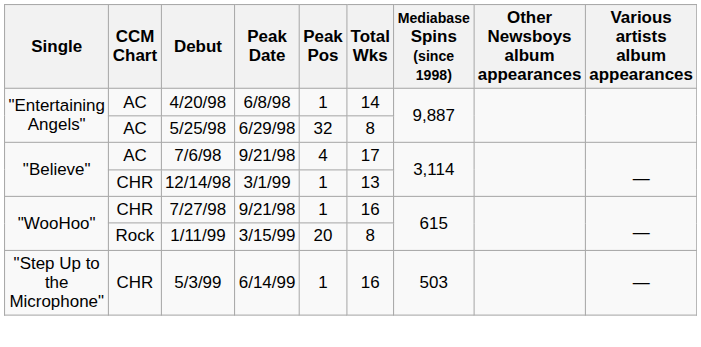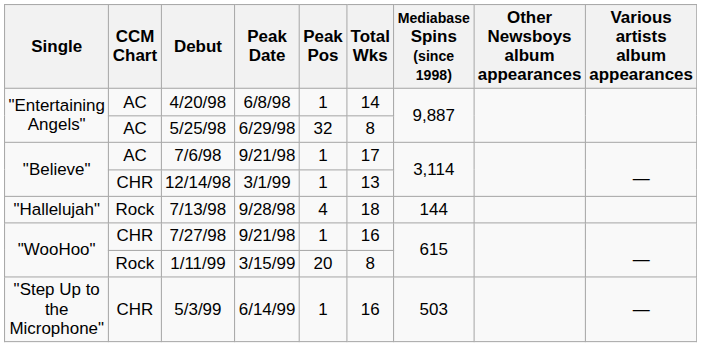(323, 155) 4 -> (323, 155) 1
+ row: (198, 209)
